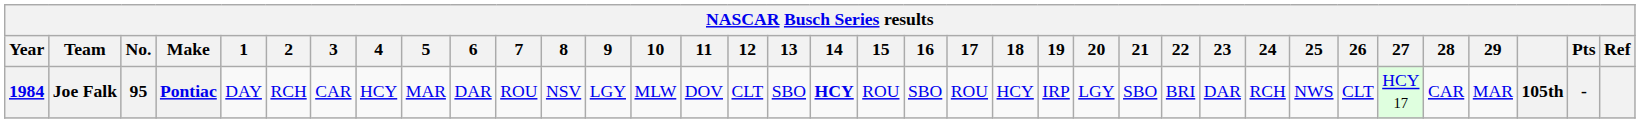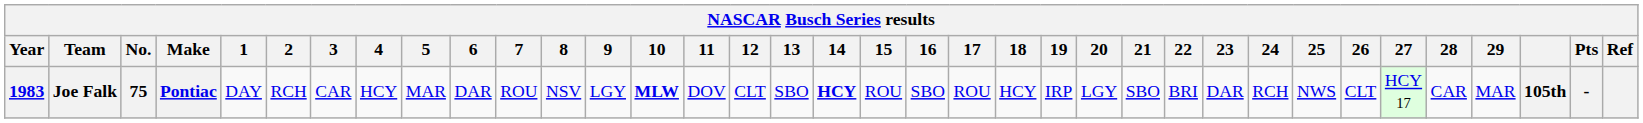(27, 91) 1984 -> (27, 91) 1983
(138, 91) 95 -> (138, 91) 75
(655, 91) normal -> (657, 91) bold
